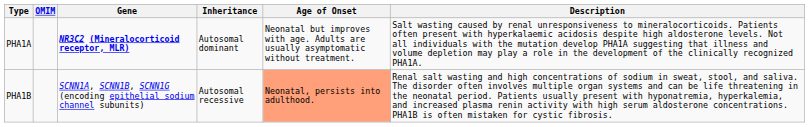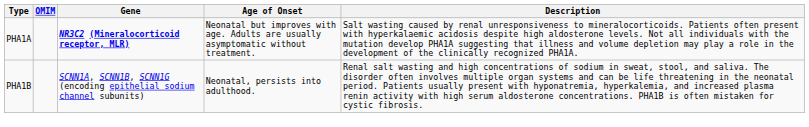- column: (230, 11)
(323, 96) lightsalmon background -> (263, 86) no background
